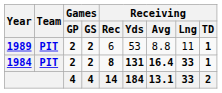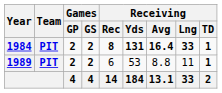rows swapped: (19, 63) <-> (19, 46)
